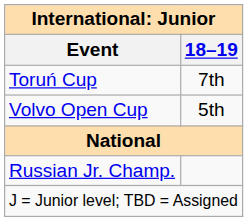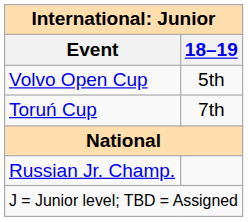rows swapped: (53, 79) <-> (78, 110)
